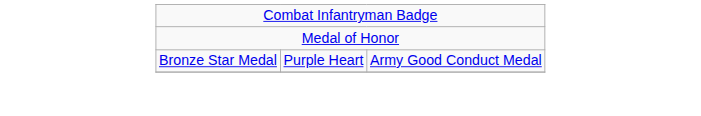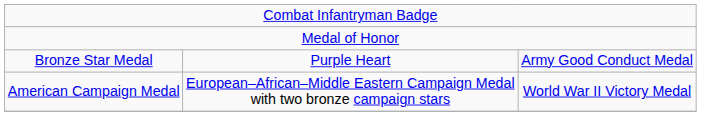+ row: (94, 91)
